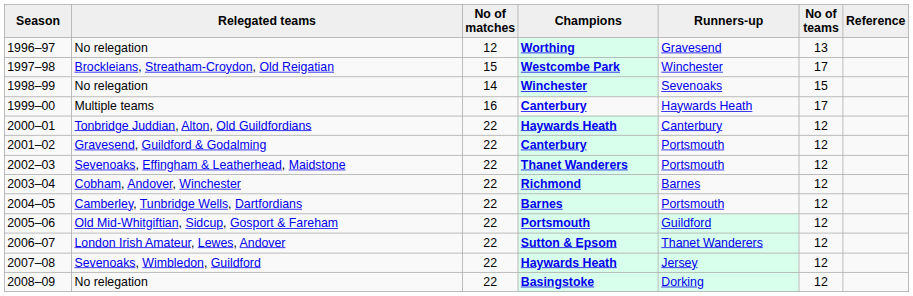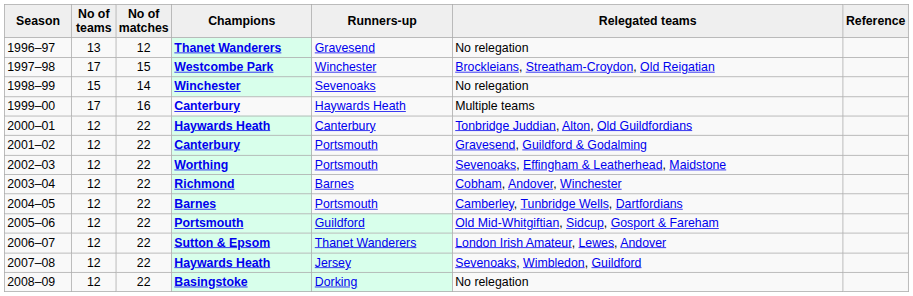columns swapped: (821, 21) <-> (267, 21)
(548, 47) Worthing -> (228, 47) Thanet Wanderers
(574, 164) Thanet Wanderers -> (201, 164) Worthing
